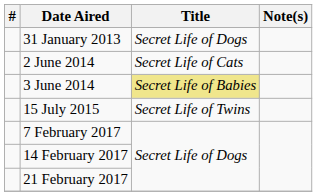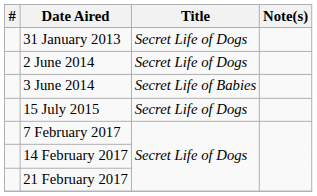(189, 62) Secret Life of Cats -> (191, 62) Secret Life of Dogs
(195, 86) khaki background -> (195, 86) no background
(192, 109) Secret Life of Twins -> (191, 109) Secret Life of Dogs
